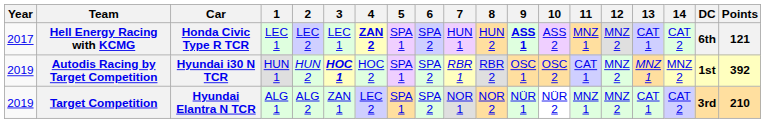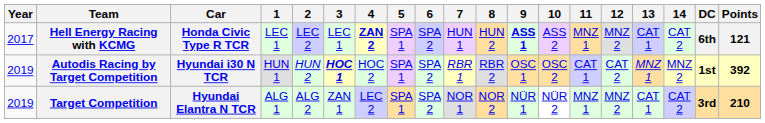(617, 70) MNZ 2 -> (617, 70) CAT 2
